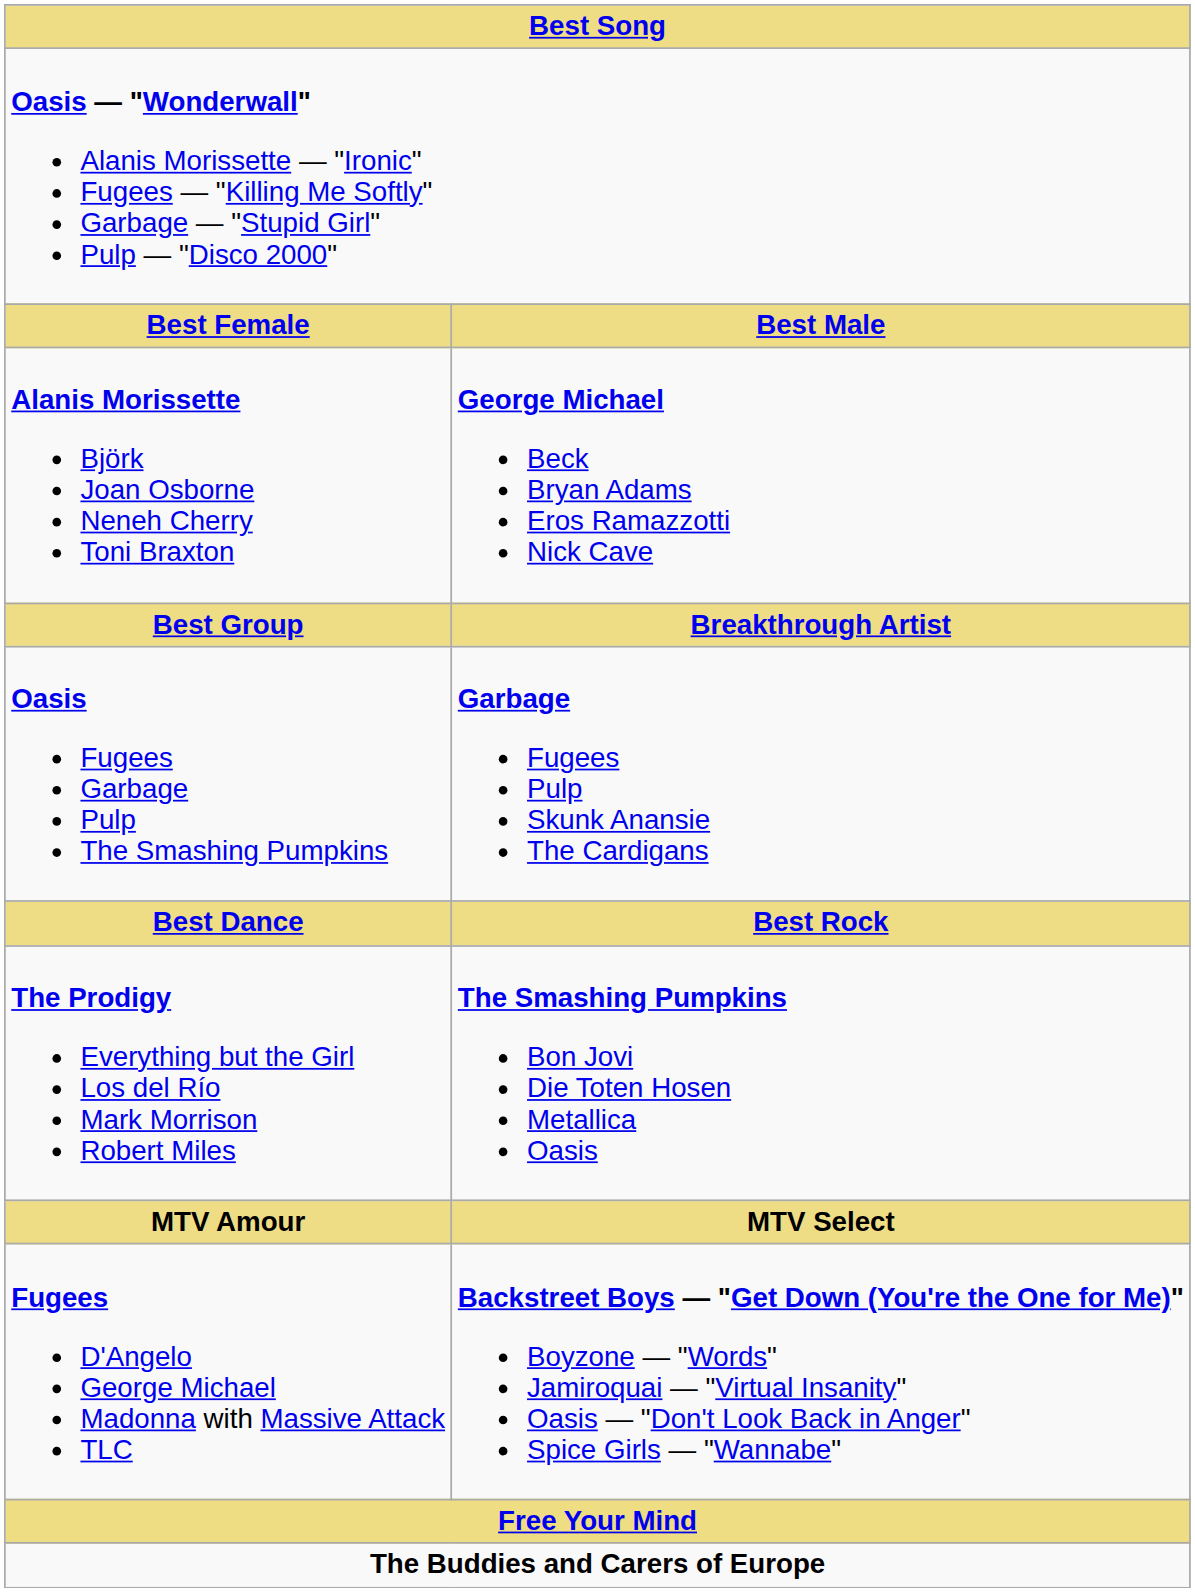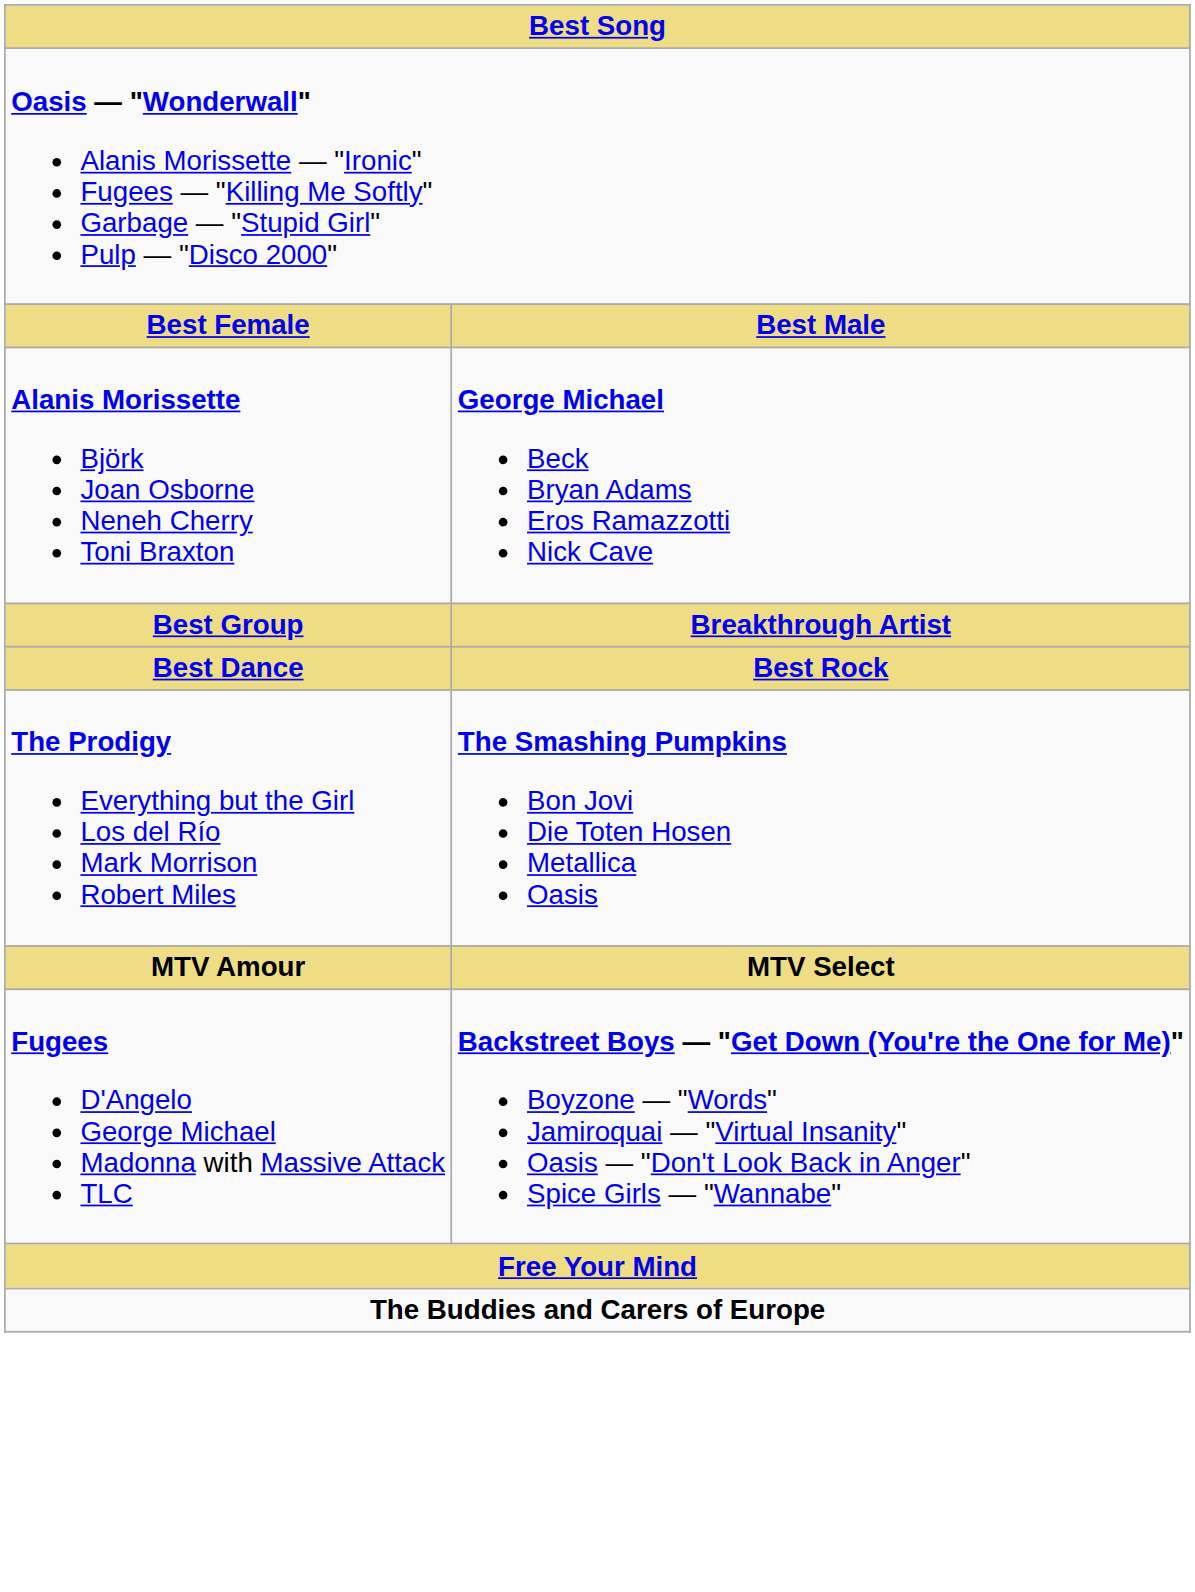- row: (228, 776)
